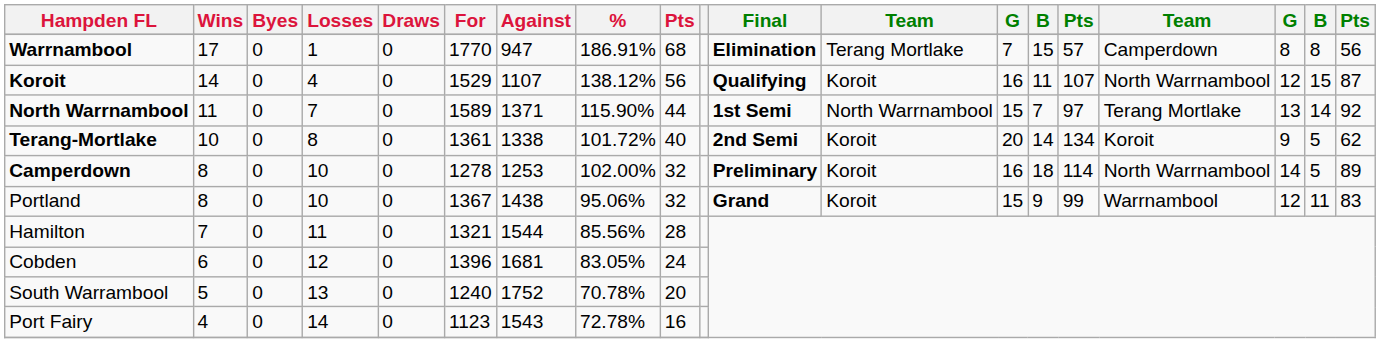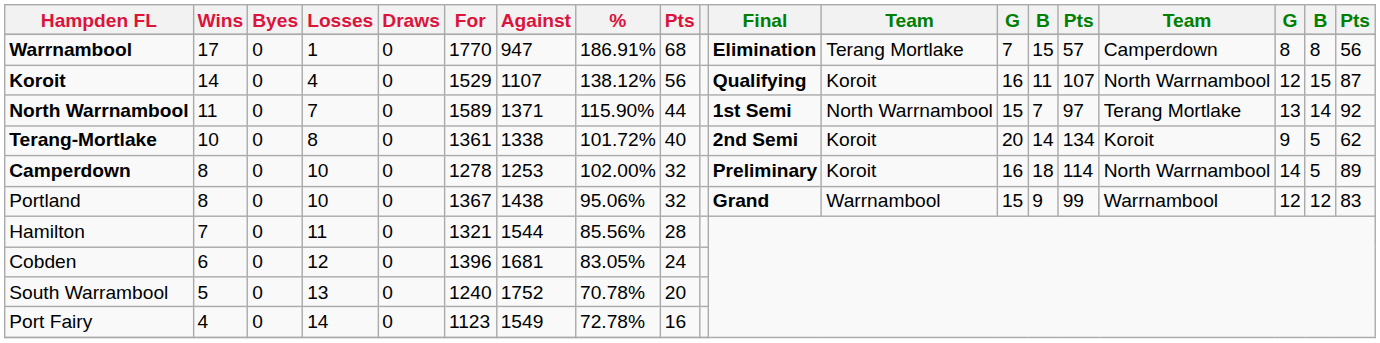(851, 201) Koroit -> (883, 201) Warrnambool
(1320, 201) 11 -> (1320, 201) 12
(522, 322) 1543 -> (522, 322) 1549
